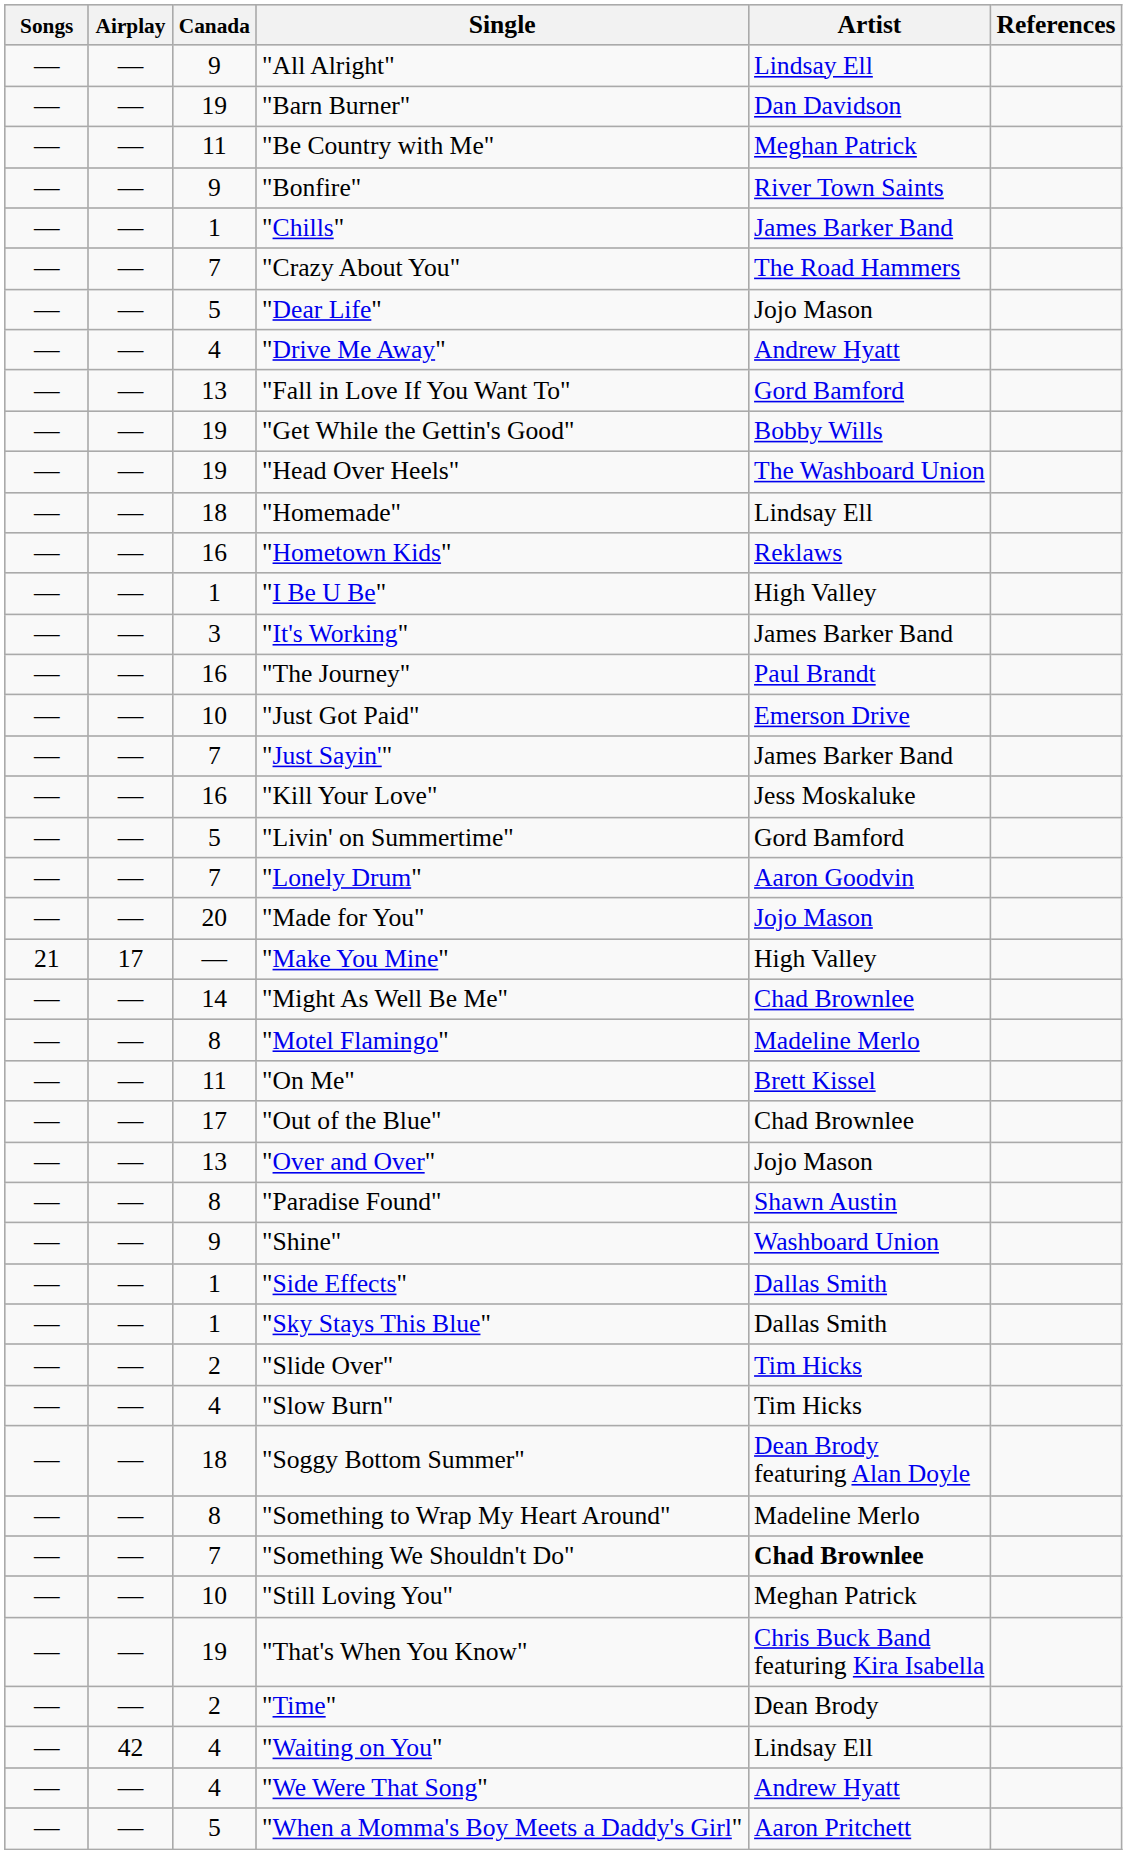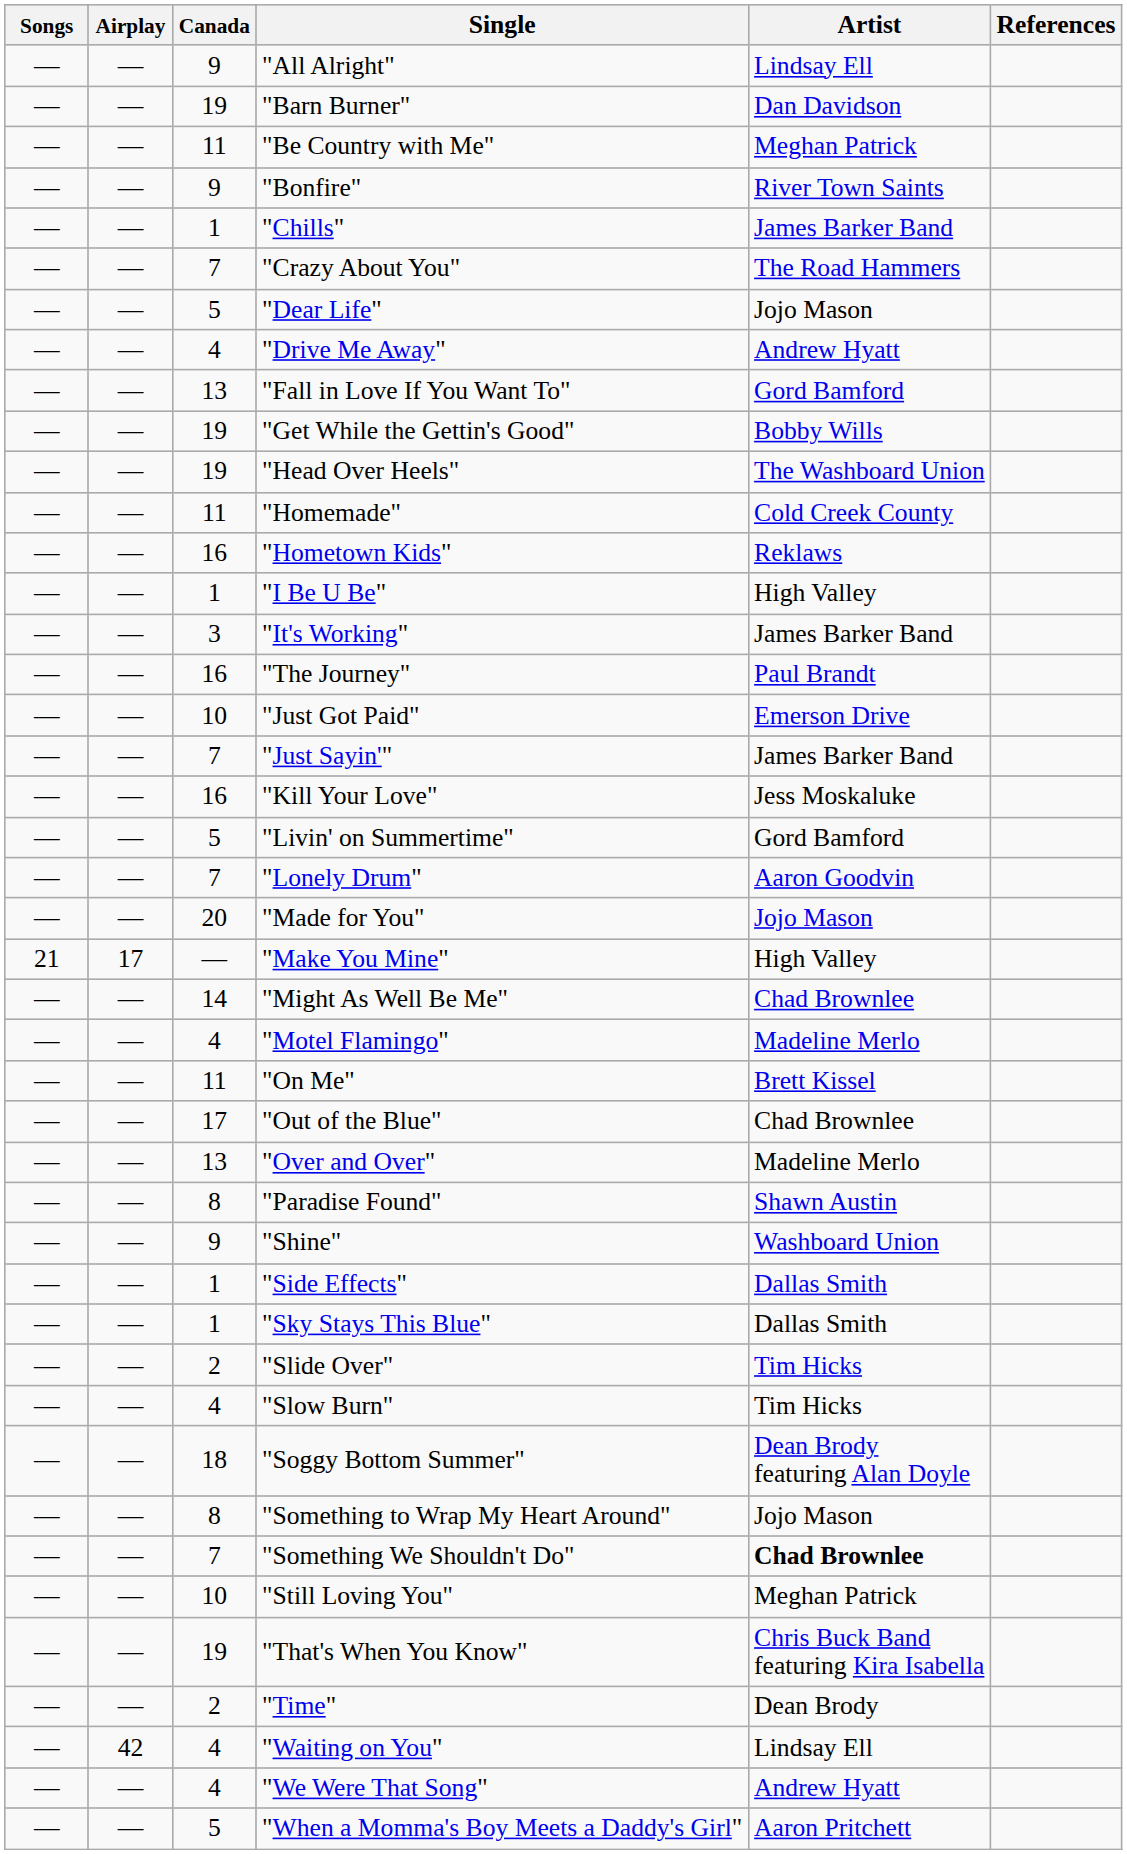(214, 512) 18 -> (214, 512) 11
(813, 512) Lindsay Ell -> (854, 512) Cold Creek County
(214, 1039) 8 -> (214, 1039) 4
(813, 1161) Jojo Mason -> (837, 1161) Madeline Merlo
(837, 1515) Madeline Merlo -> (813, 1515) Jojo Mason
